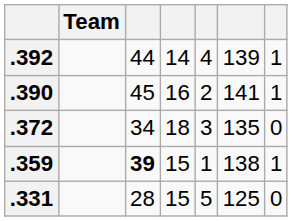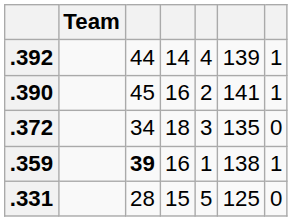(177, 163) 15 -> (177, 163) 16
